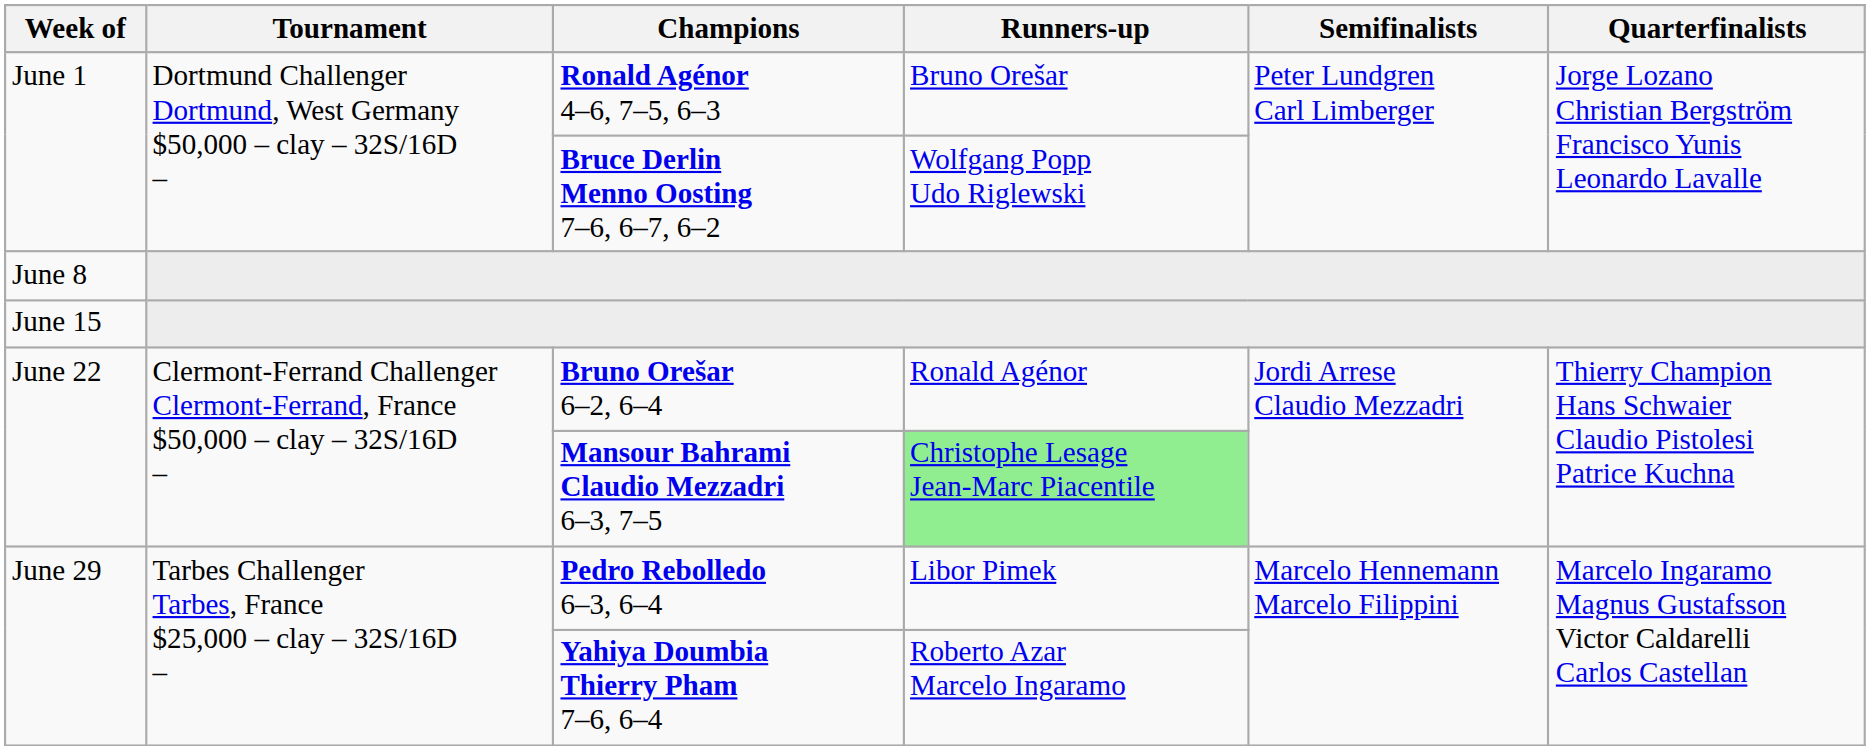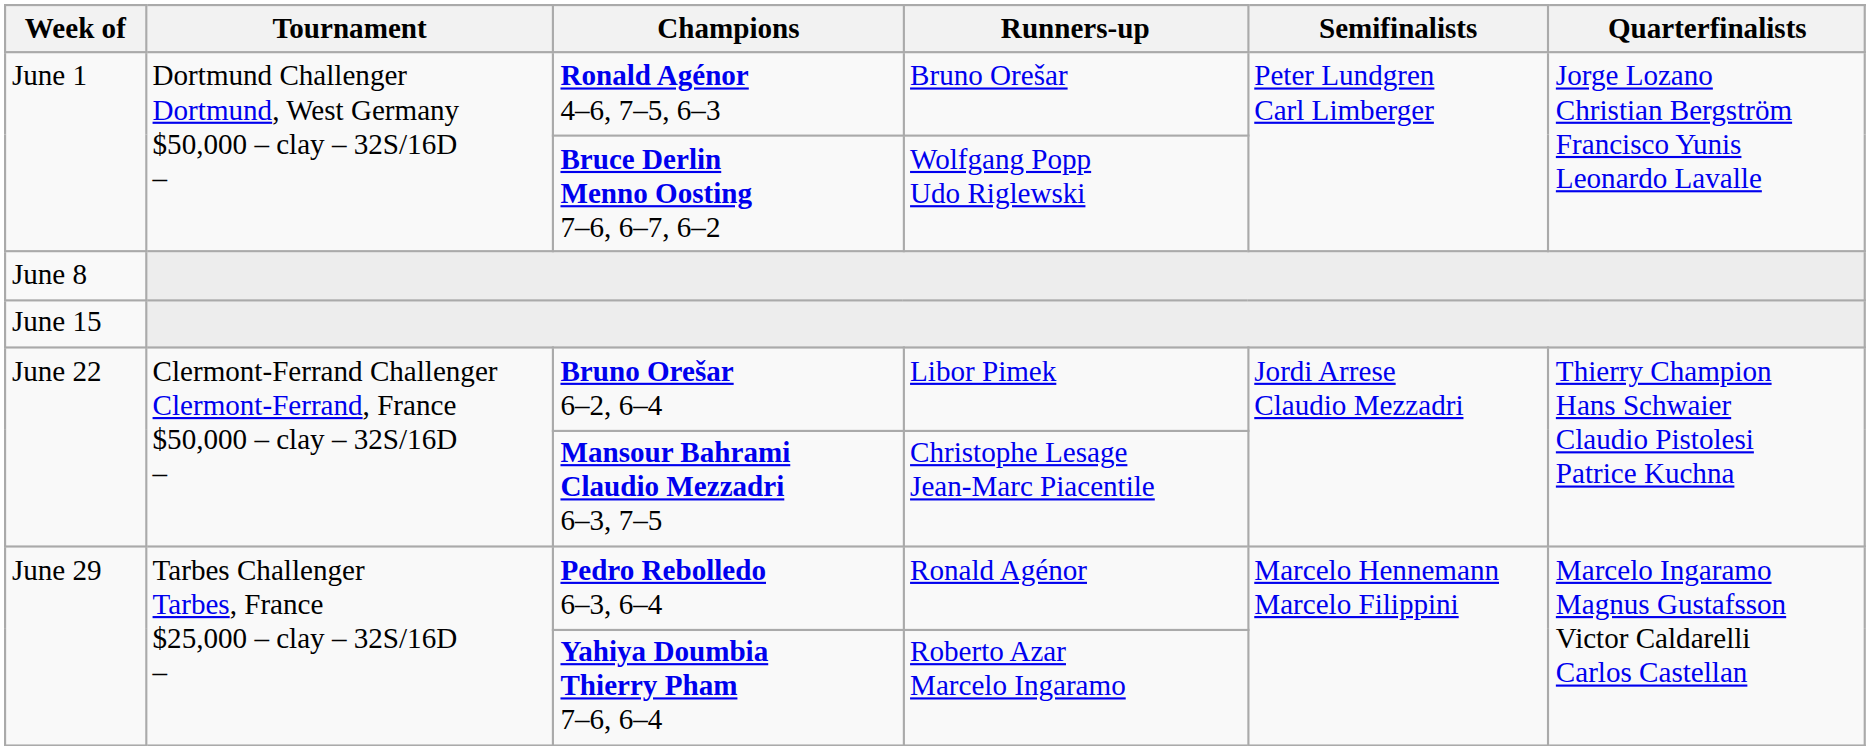(999, 370) Ronald Agénor -> (983, 370) Libor Pimek
(1032, 470) lightgreen background -> (1032, 470) no background
(983, 569) Libor Pimek -> (999, 569) Ronald Agénor
